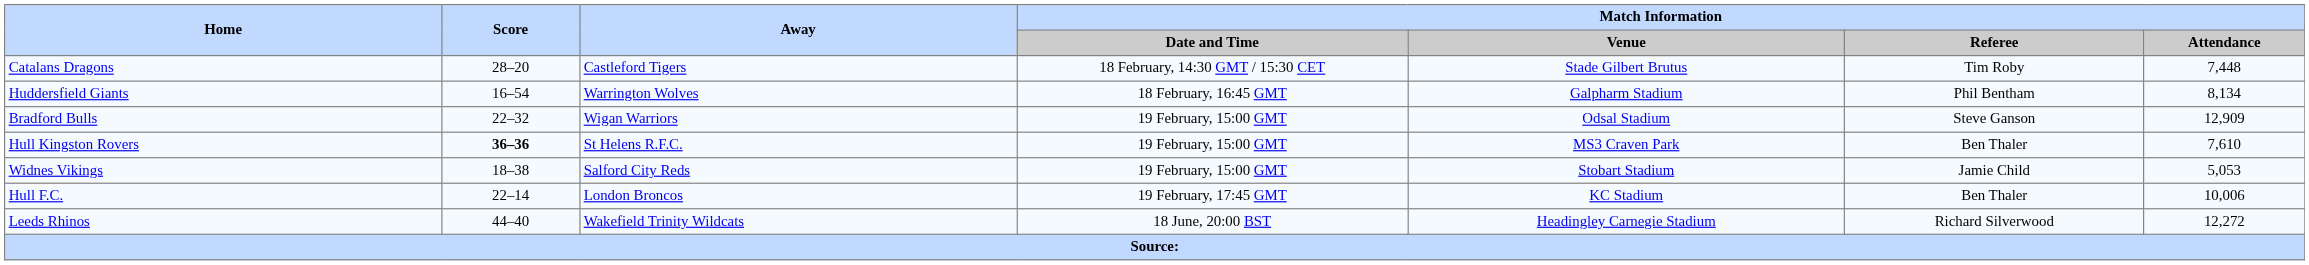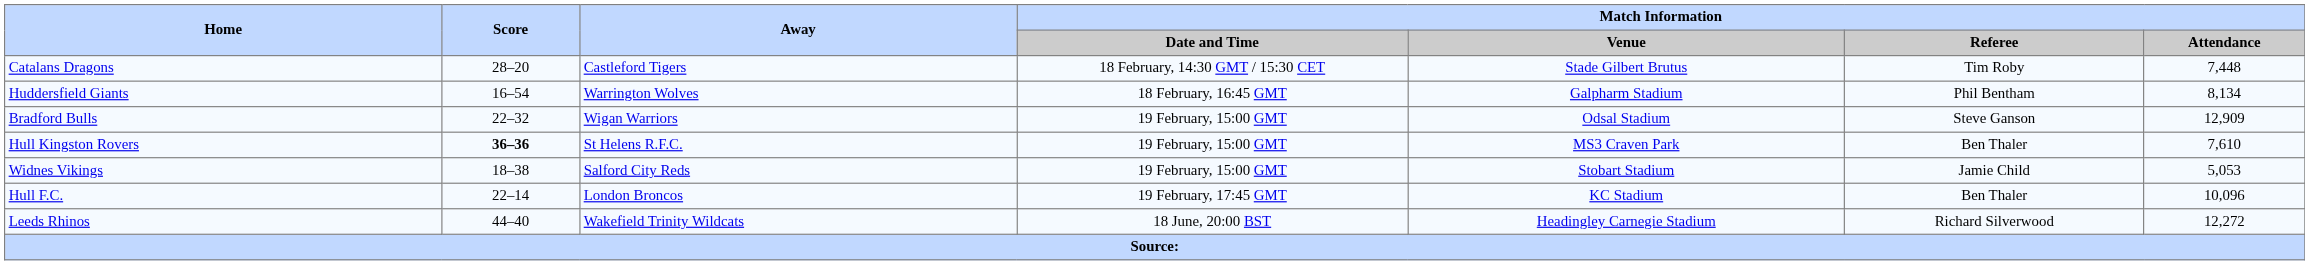(2224, 195) 10,006 -> (2224, 195) 10,096
